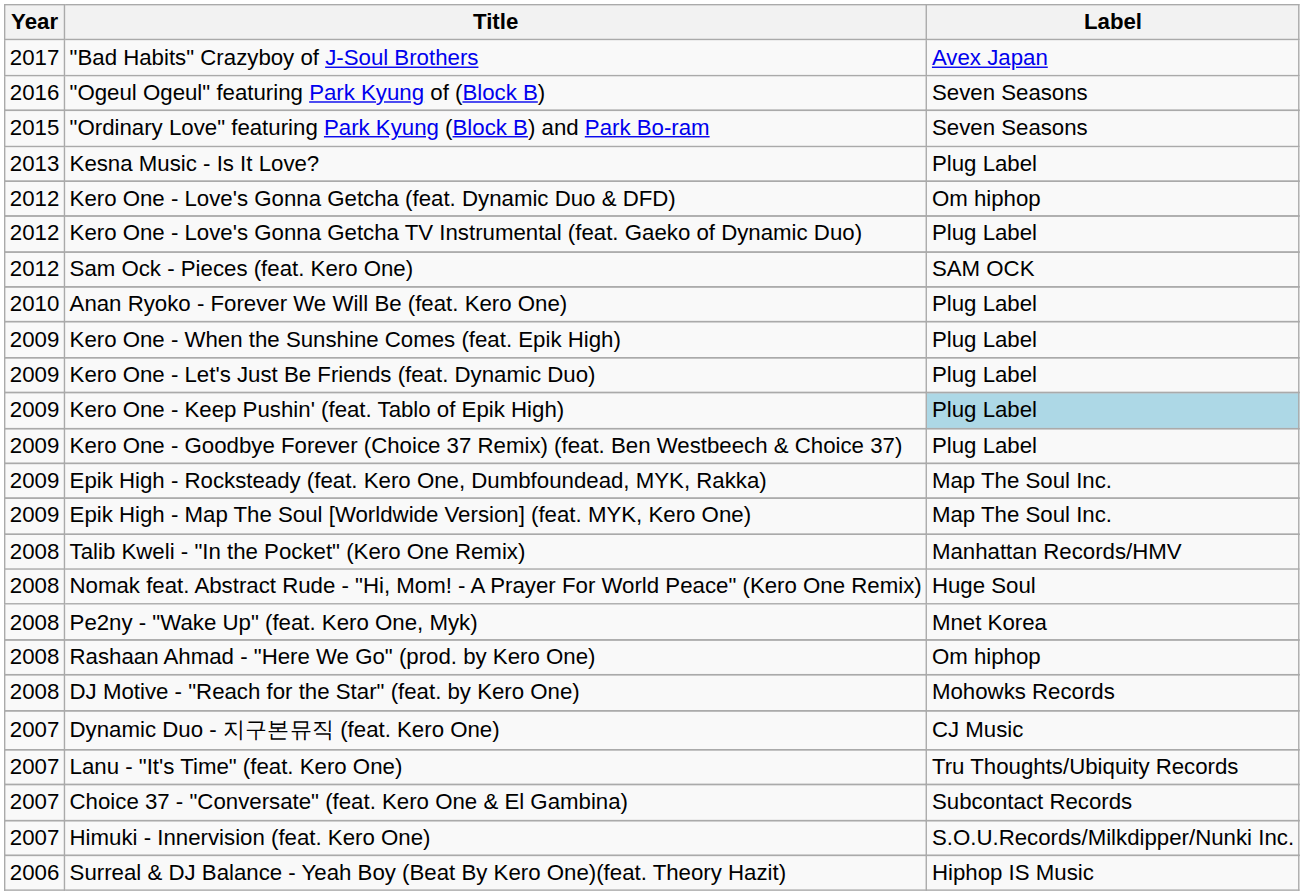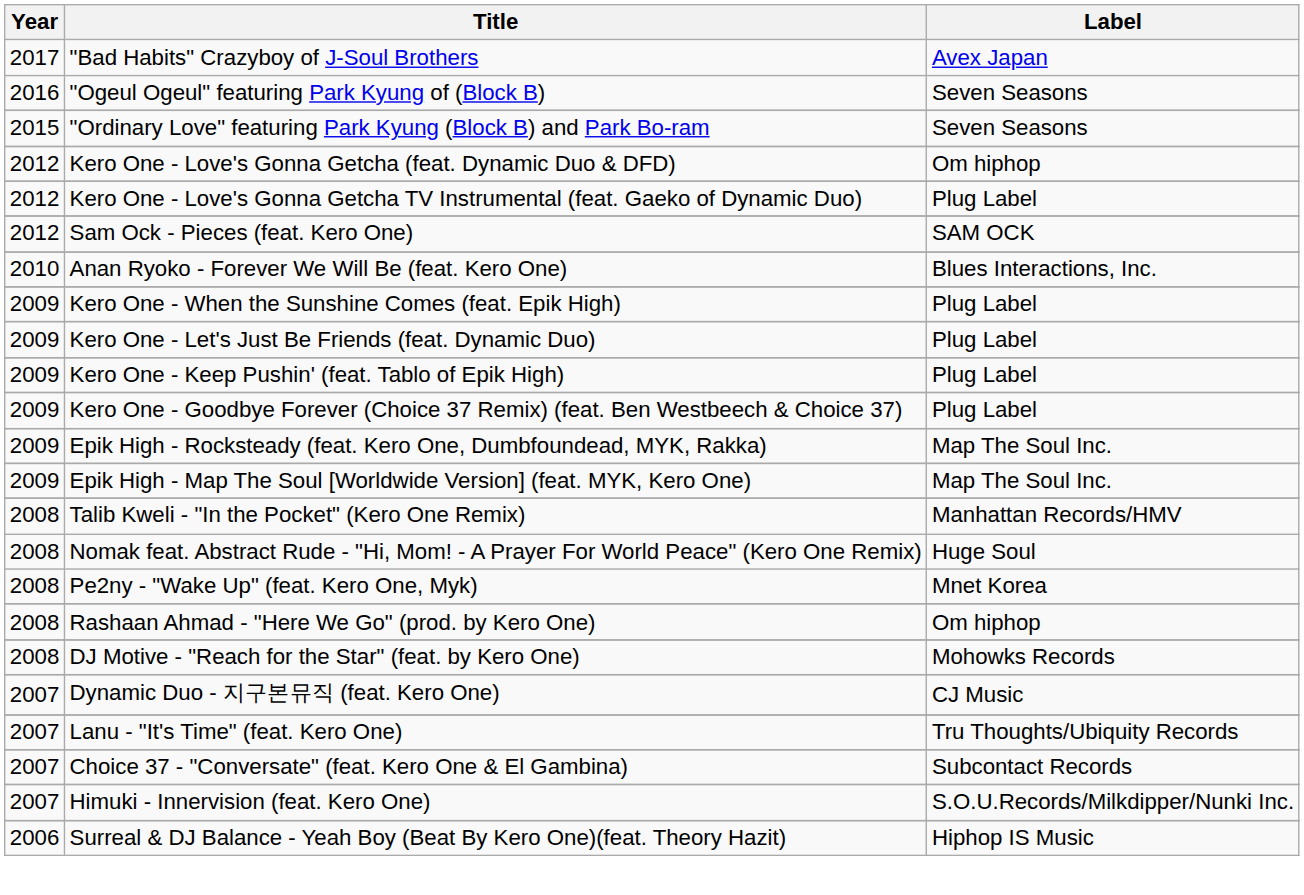- row: (194, 163)
(984, 304) Plug Label -> (1044, 269) Blues Interactions, Inc.
(984, 410) lightblue background -> (984, 374) no background
